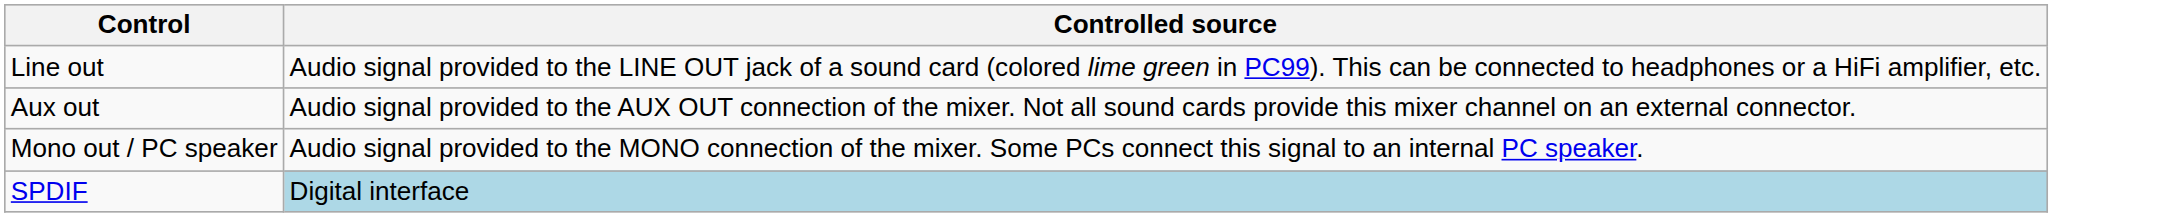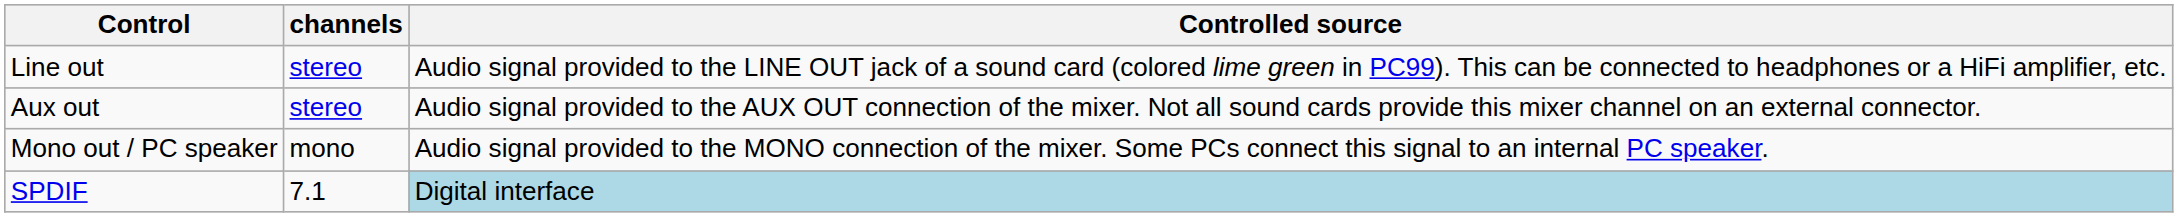+ column: (346, 25)
